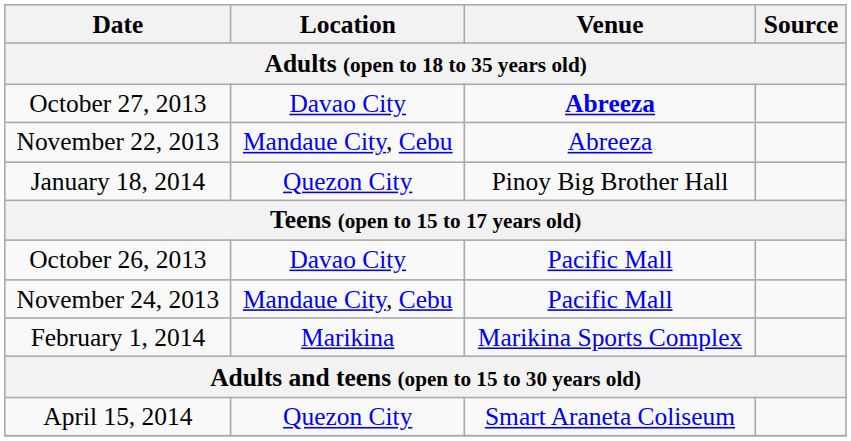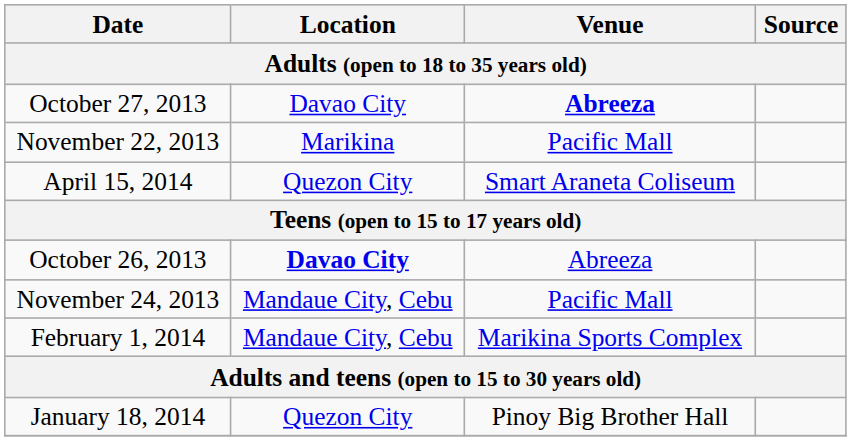(348, 142) Mandaue City, Cebu -> (348, 142) Marikina
(610, 142) Abreeza -> (610, 142) Pacific Mall
rows swapped: (118, 181) <-> (118, 417)
(348, 260) normal -> (348, 260) bold
(610, 260) Pacific Mall -> (610, 260) Abreeza
(348, 337) Marikina -> (348, 337) Mandaue City, Cebu
